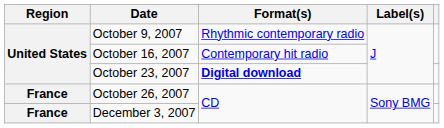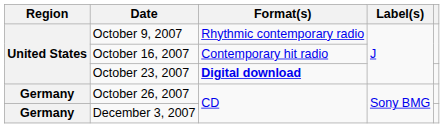(47, 93) France -> (47, 93) Germany
(47, 113) France -> (47, 113) Germany
